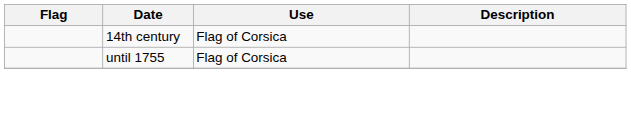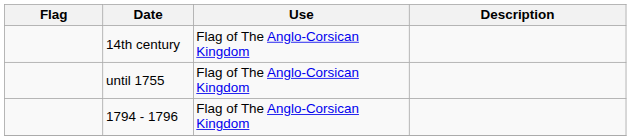(241, 36) Flag of Corsica -> (278, 44) Flag of The Anglo-Corsican Kingdom
(241, 57) Flag of Corsica -> (278, 80) Flag of The Anglo-Corsican Kingdom
+ row: (142, 116)
